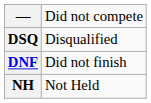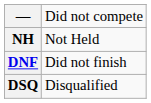rows swapped: (23, 86) <-> (23, 39)
